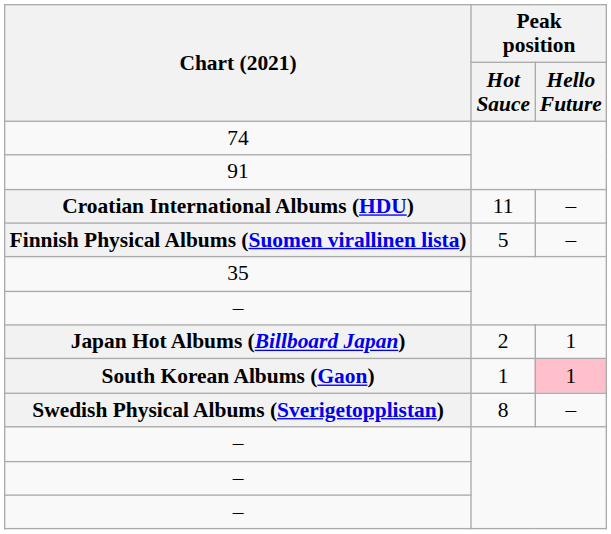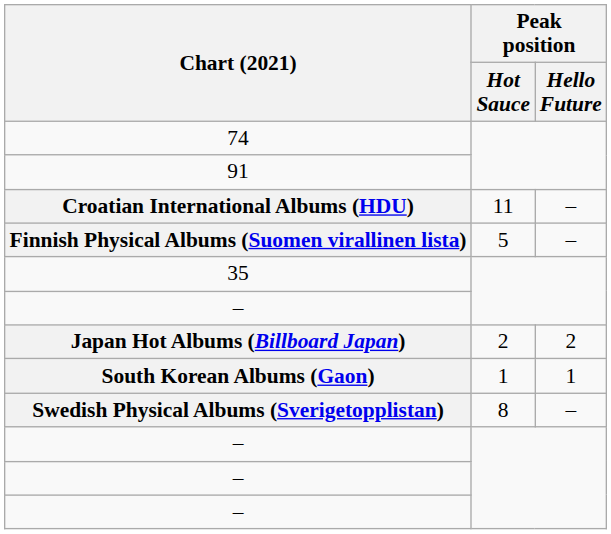(571, 341) 1 -> (571, 341) 2
(571, 375) pink background -> (571, 375) no background
